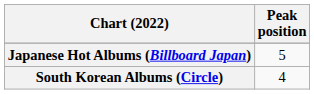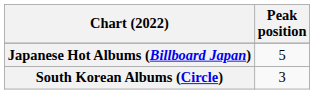(282, 77) 4 -> (282, 77) 3
